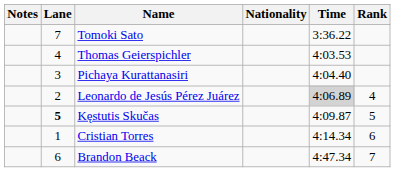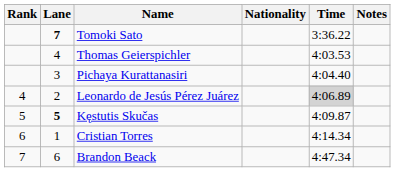columns swapped: (372, 14) <-> (23, 14)
(58, 34) normal -> (57, 34) bold
